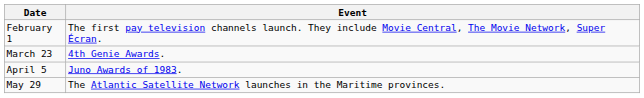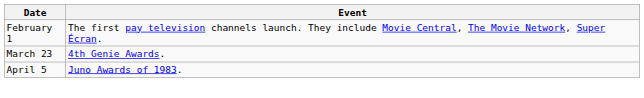- row: (24, 85)
